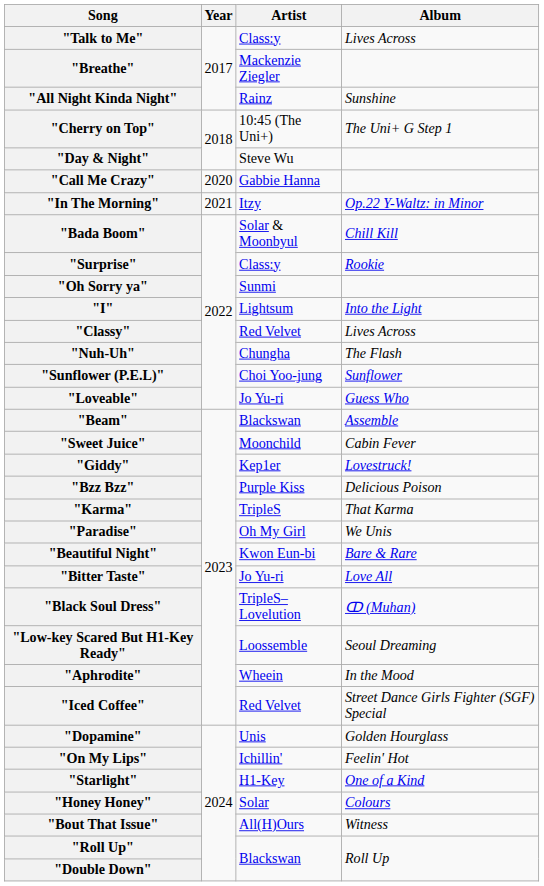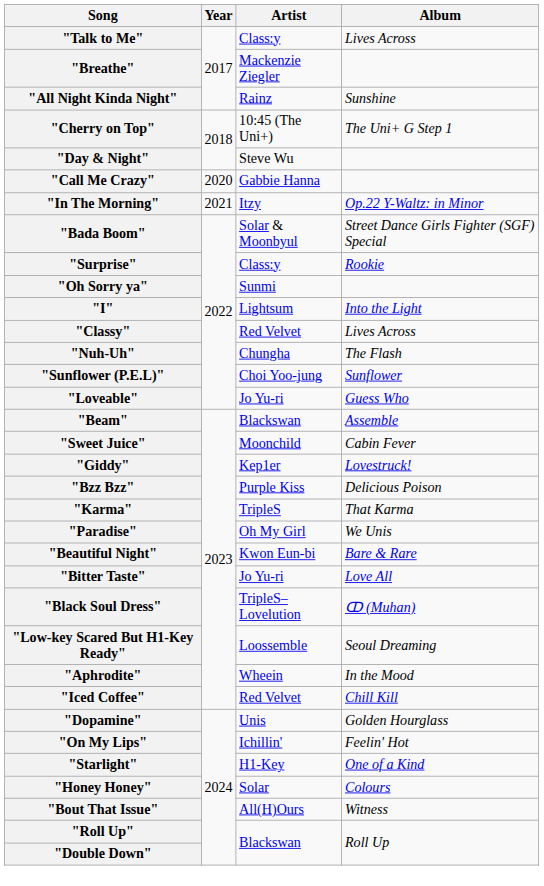(371, 233) Chill Kill -> (440, 233) Street Dance Girls Fighter (SGF) Special
(440, 705) Street Dance Girls Fighter (SGF) Special -> (371, 697) Chill Kill
